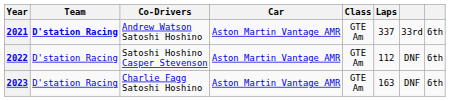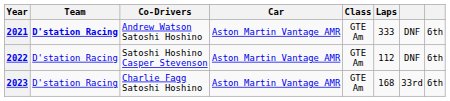(386, 32) 337 -> (386, 32) 333
(412, 32) 33rd -> (412, 32) DNF
(386, 83) 163 -> (386, 83) 168
(412, 83) DNF -> (412, 83) 33rd
